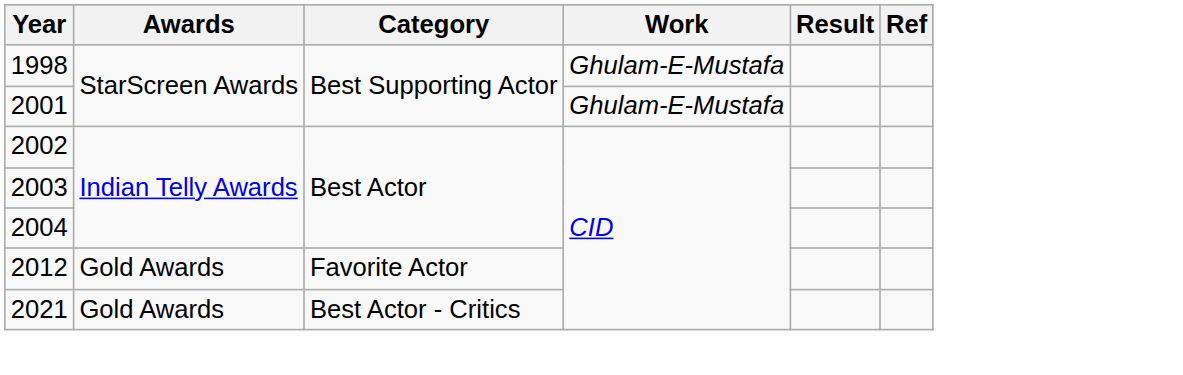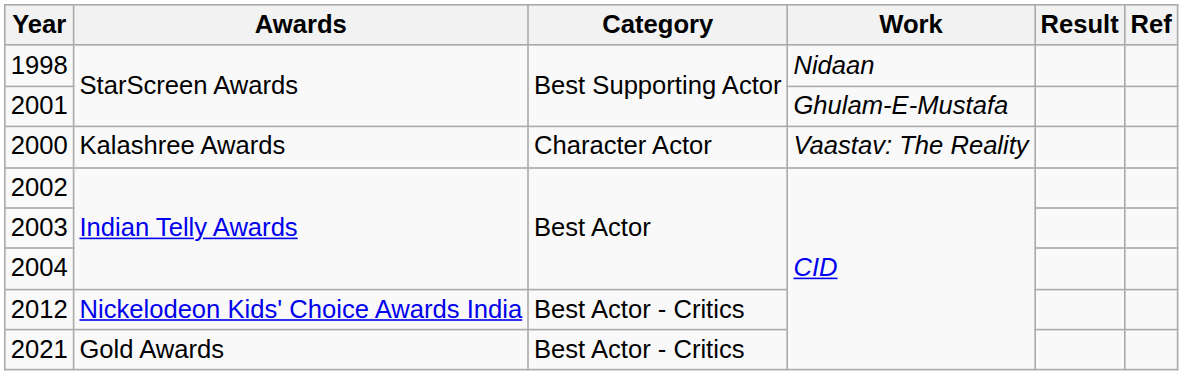(677, 65) Ghulam-E-Mustafa -> (834, 65) Nidaan
+ row: (39, 146)
(152, 268) Gold Awards -> (301, 308) Nickelodeon Kids' Choice Awards India
(389, 268) Favorite Actor -> (639, 308) Best Actor - Critics
